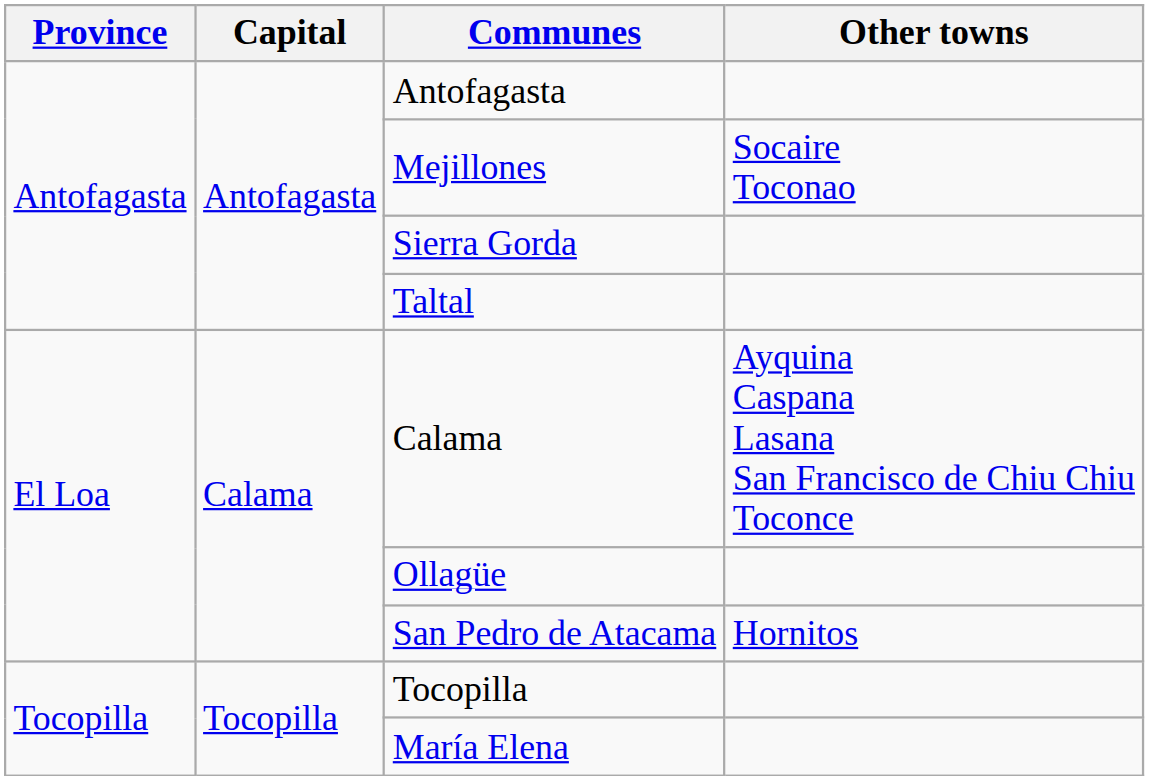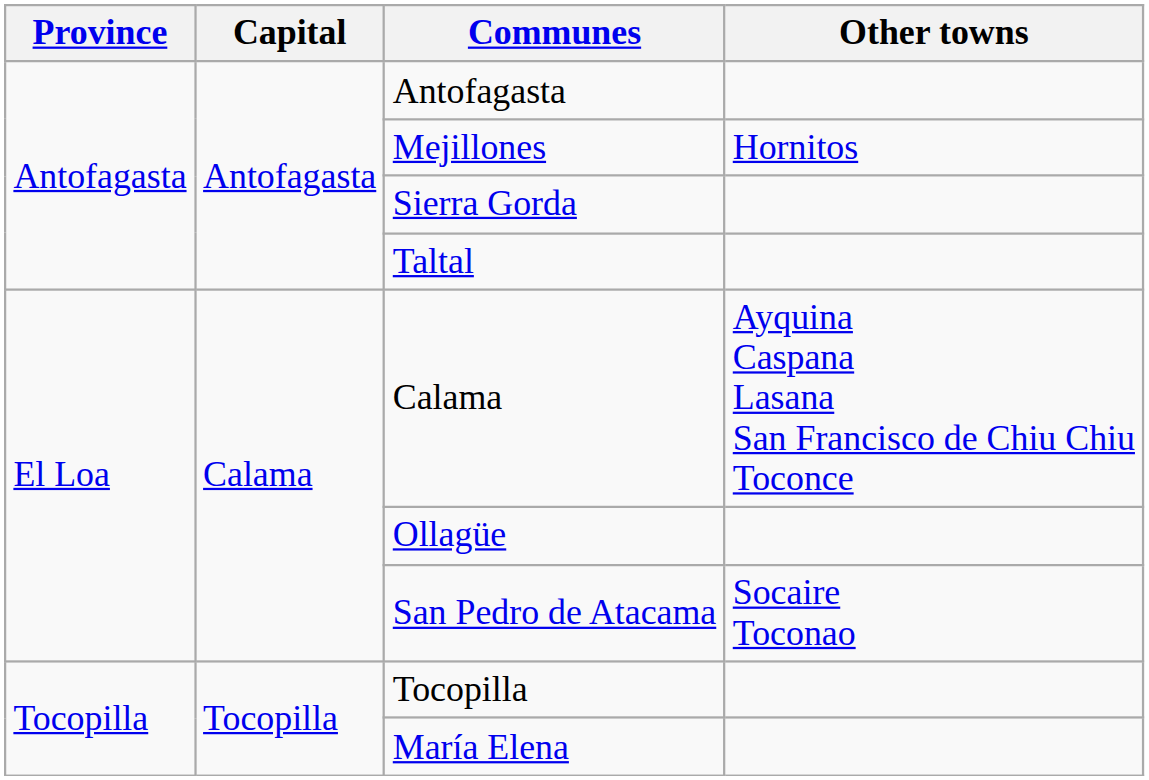(794, 166) Socaire Toconao -> (795, 146) Hornitos
(795, 632) Hornitos -> (794, 612) Socaire Toconao
